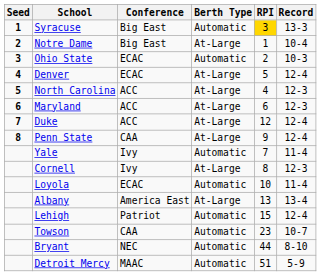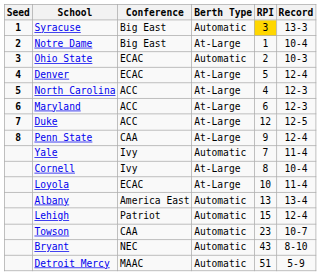(296, 122) 12-4 -> (296, 122) 12-5
(296, 169) 12-3 -> (296, 169) 10-4
(220, 185) Automatic -> (217, 185) At-Large
(217, 200) At-Large -> (220, 200) Automatic
(265, 247) 44 -> (265, 247) 43
